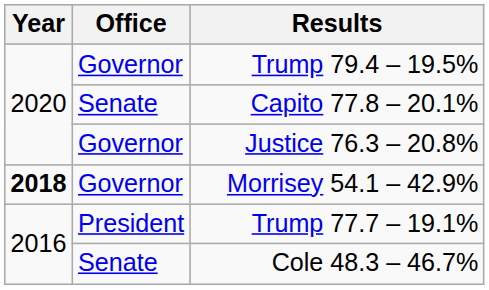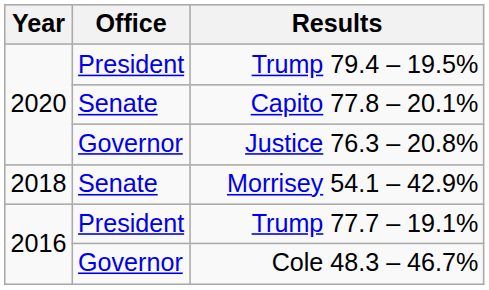(130, 64) Governor -> (131, 64) President
(39, 183) bold -> (39, 183) normal
(130, 183) Governor -> (118, 183) Senate
(118, 263) Senate -> (130, 263) Governor
